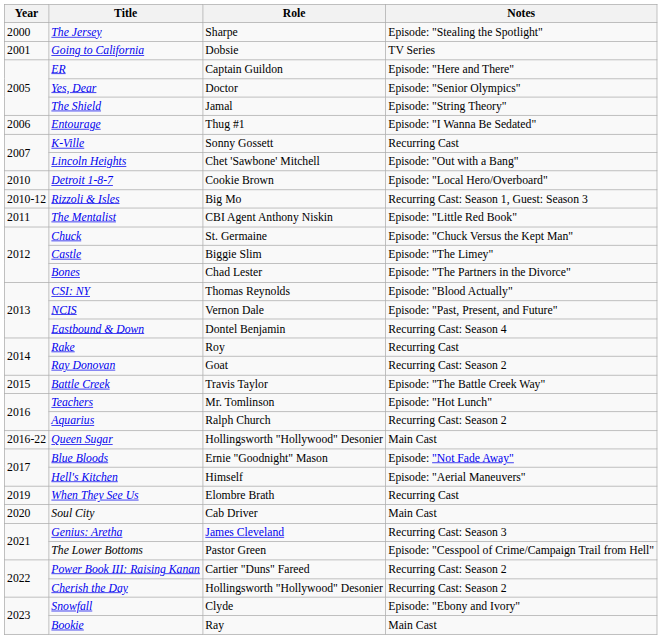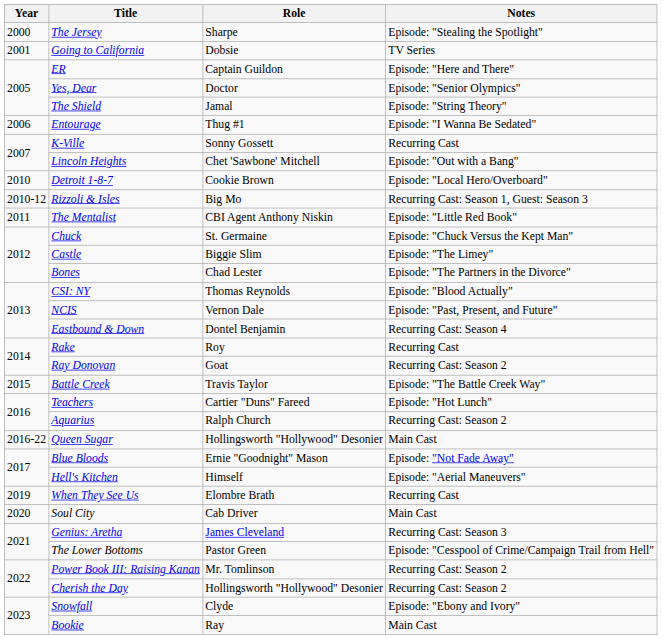(240, 402) Mr. Tomlinson -> (257, 402) Cartier "Duns" Fareed
(257, 569) Cartier "Duns" Fareed -> (240, 569) Mr. Tomlinson
